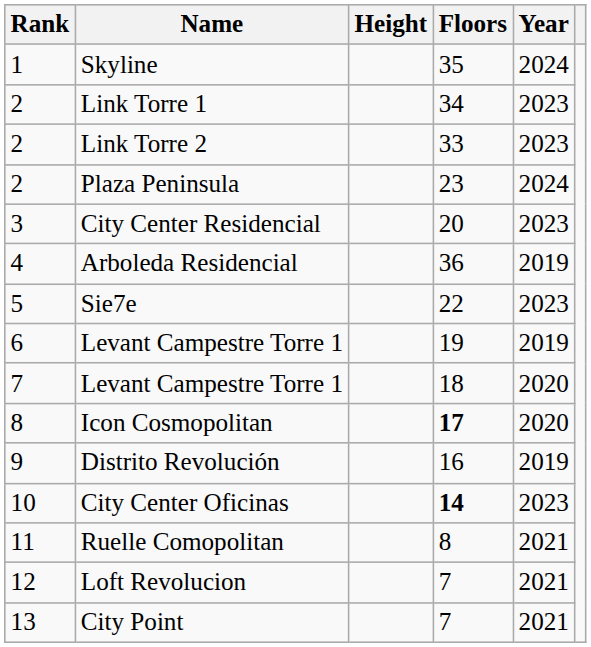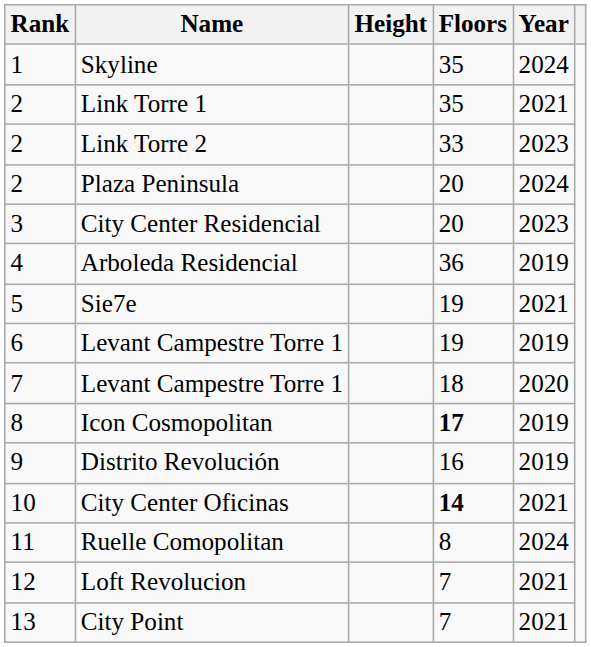(451, 104) 34 -> (451, 104) 35
(544, 104) 2023 -> (544, 104) 2021
(451, 183) 23 -> (451, 183) 20
(451, 303) 22 -> (451, 303) 19
(544, 303) 2023 -> (544, 303) 2021
(544, 422) 2020 -> (544, 422) 2019
(544, 502) 2023 -> (544, 502) 2021
(544, 542) 2021 -> (544, 542) 2024
